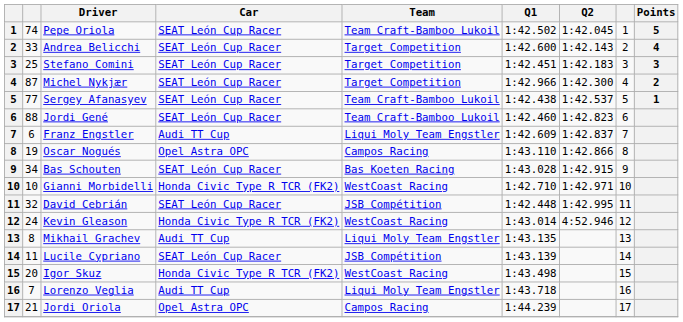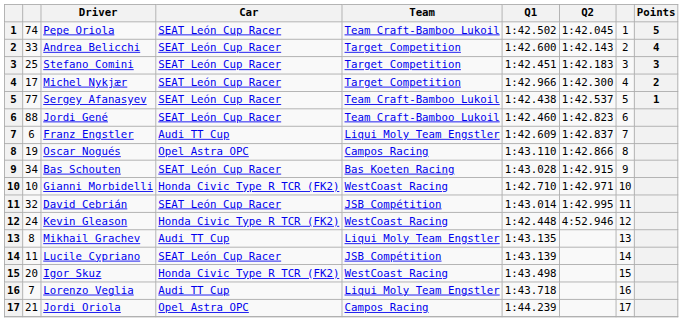(32, 83) 87 -> (32, 83) 17
(531, 204) 1:42.448 -> (531, 204) 1:43.014
(531, 222) 1:43.014 -> (531, 222) 1:42.448
